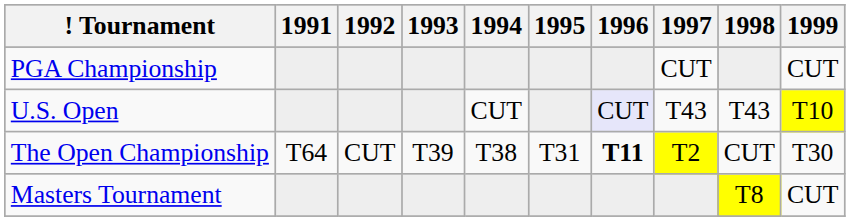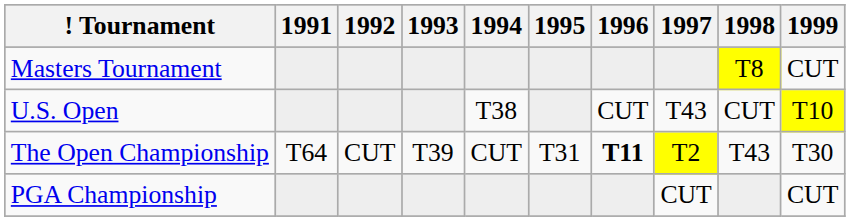rows swapped: (116, 195) <-> (114, 68)
(496, 110) CUT -> (496, 110) T38
(623, 110) lavender background -> (623, 110) no background
(749, 110) T43 -> (749, 110) CUT
(496, 152) T38 -> (496, 152) CUT
(749, 152) CUT -> (749, 152) T43
